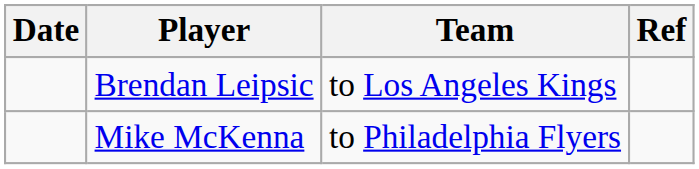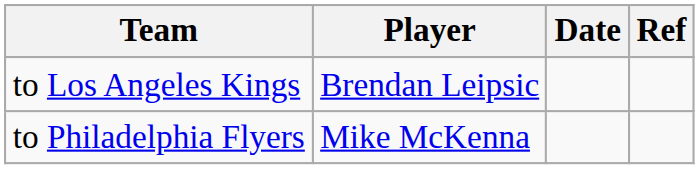columns swapped: (46, 30) <-> (475, 30)
